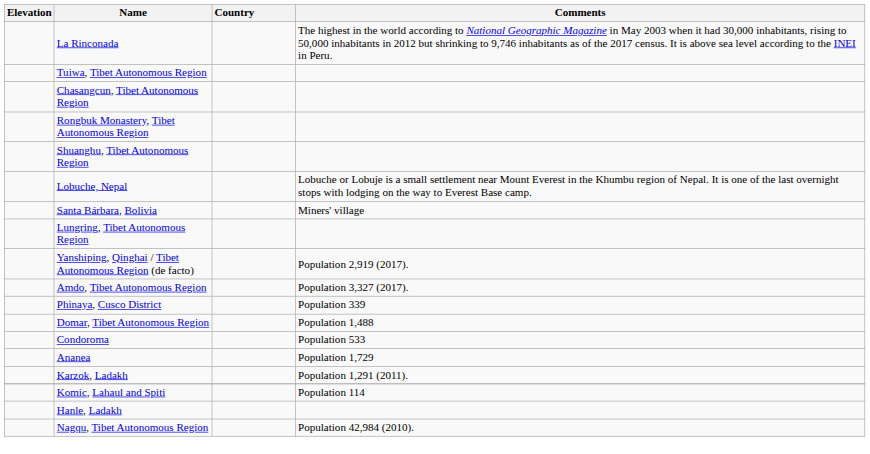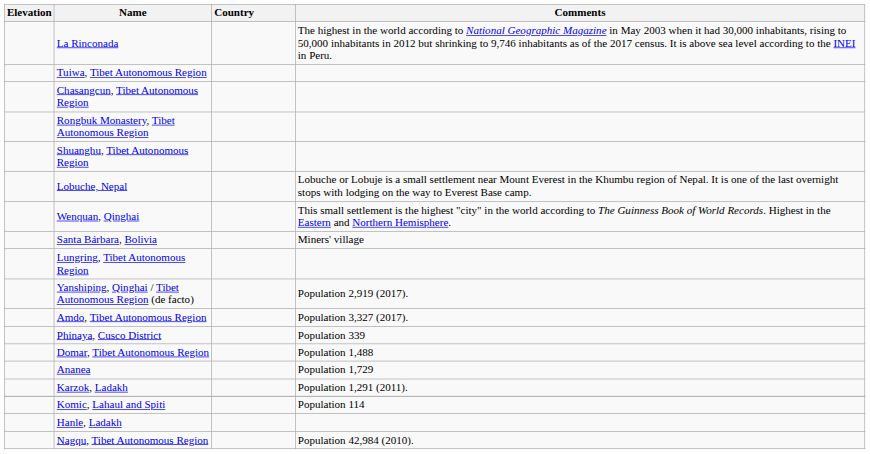+ row: (98, 216)
- row: (83, 340)
